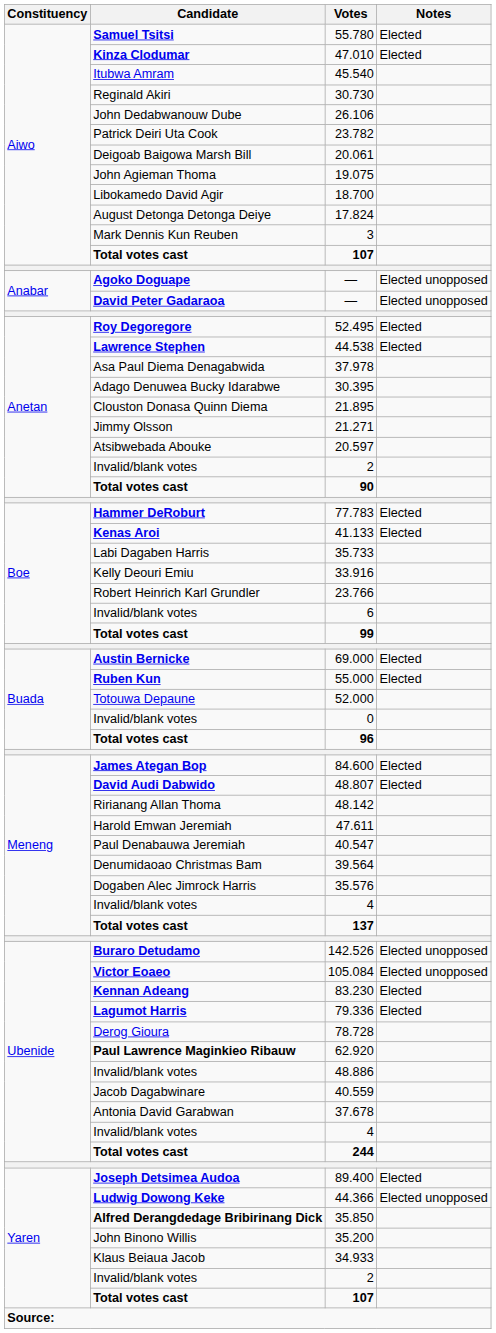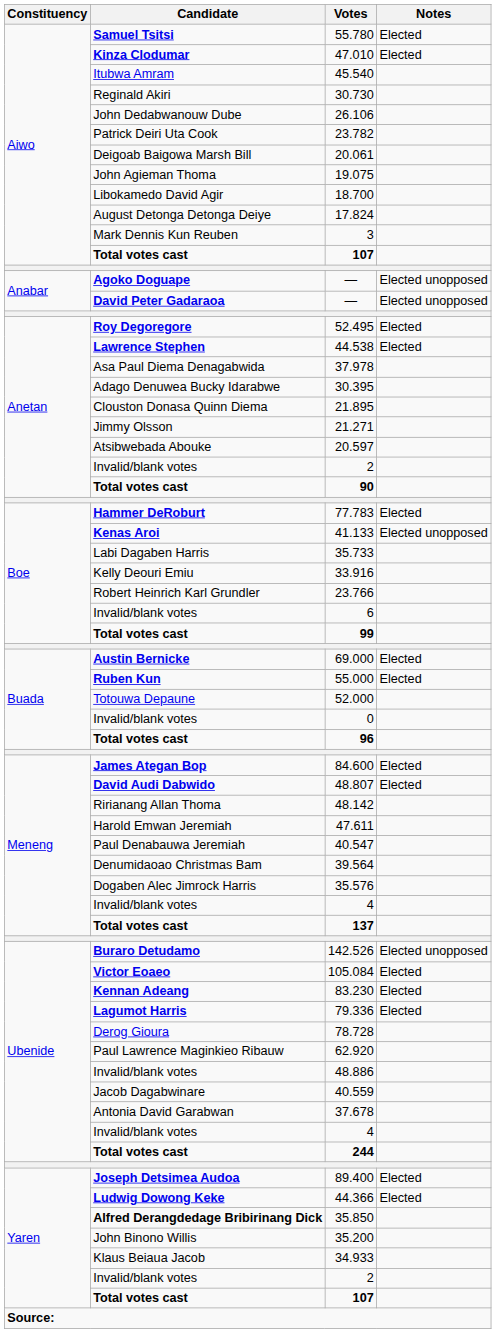(401, 533) Elected -> (434, 533) Elected unopposed
(434, 971) Elected unopposed -> (401, 971) Elected
(194, 1051) bold -> (188, 1051) normal
(434, 1197) Elected unopposed -> (401, 1197) Elected
